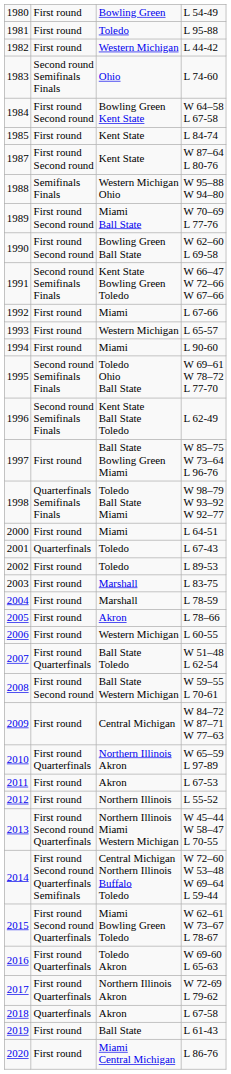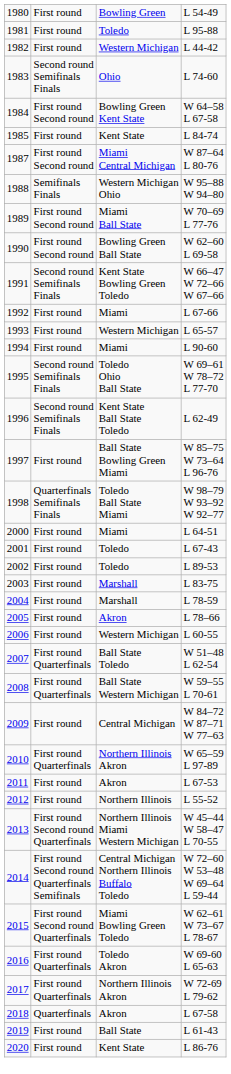(122, 159) Kent State -> (137, 159) Miami Central Michigan
(62, 549) Quarterfinals -> (58, 549) First round
(64, 688) First round Second round -> (62, 688) First round Quarterfinals
(137, 1054) Miami Central Michigan -> (122, 1048) Kent State
